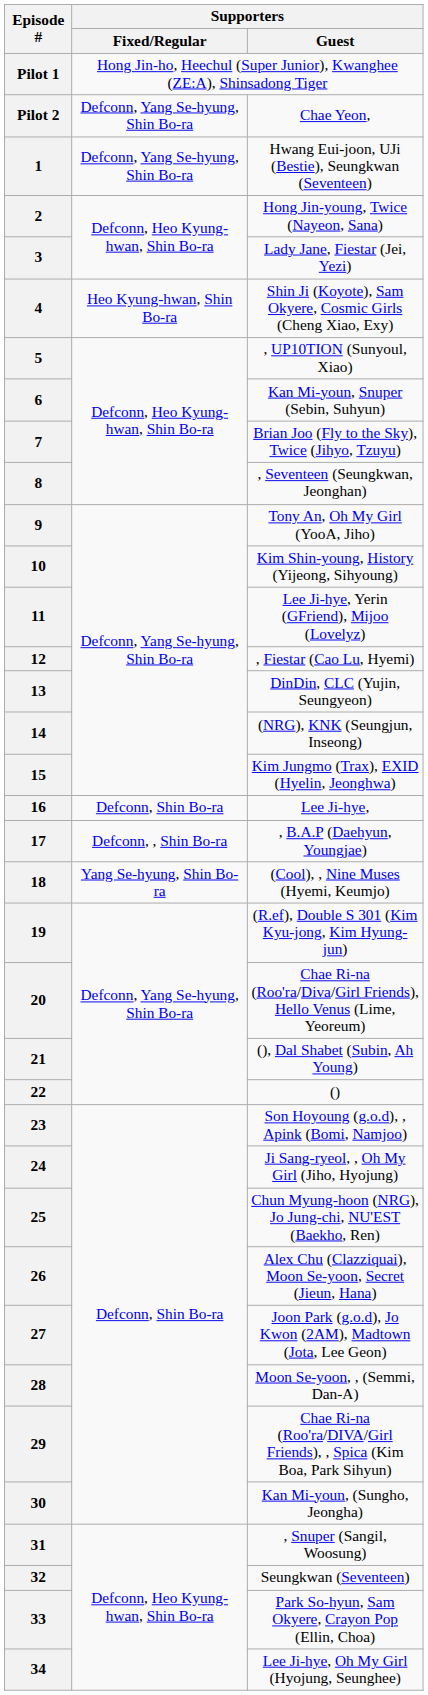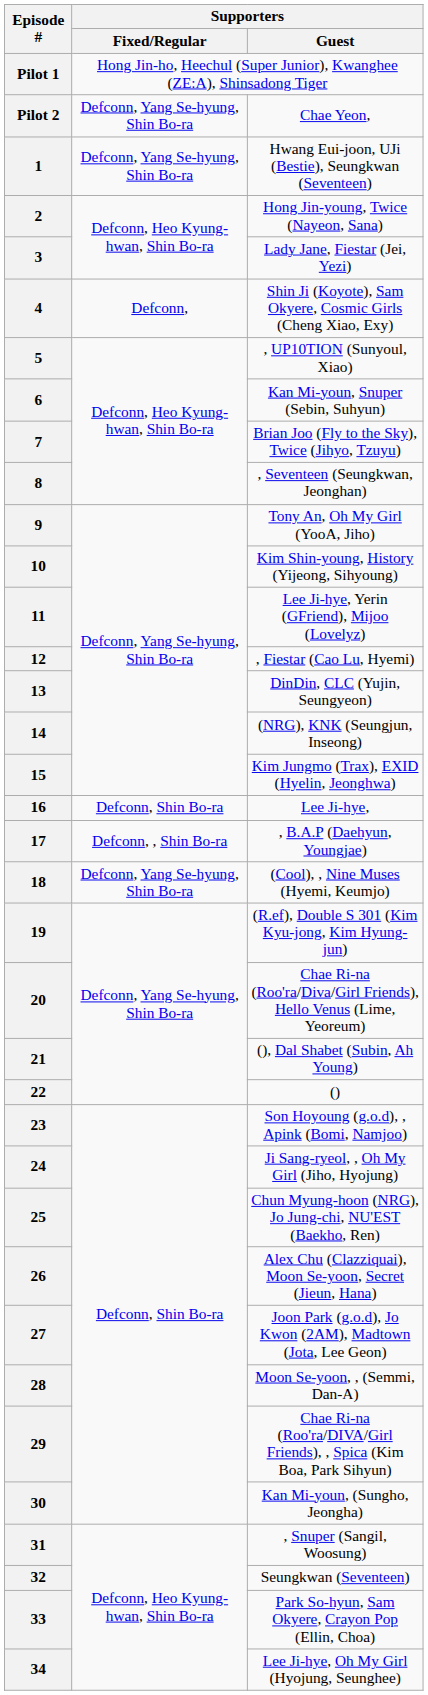(160, 308) Heo Kyung-hwan, Shin Bo-ra -> (160, 308) Defconn,
(160, 882) Yang Se-hyung, Shin Bo-ra -> (160, 882) Defconn, Yang Se-hyung, Shin Bo-ra
